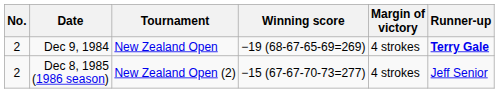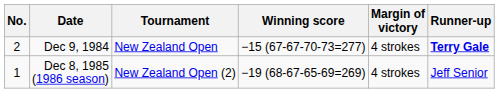(303, 47) −19 (68-67-65-69=269) -> (303, 47) −15 (67-67-70-73=277)
(17, 72) 2 -> (17, 72) 1
(303, 72) −15 (67-67-70-73=277) -> (303, 72) −19 (68-67-65-69=269)
